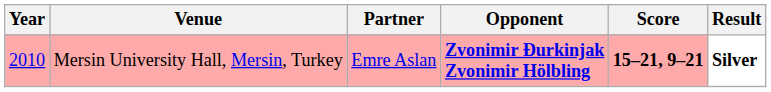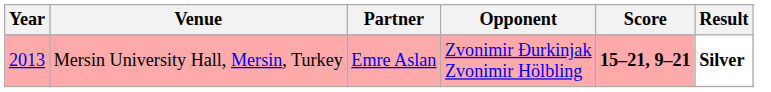(27, 60) 2010 -> (27, 60) 2013
(525, 60) bold -> (518, 60) normal
